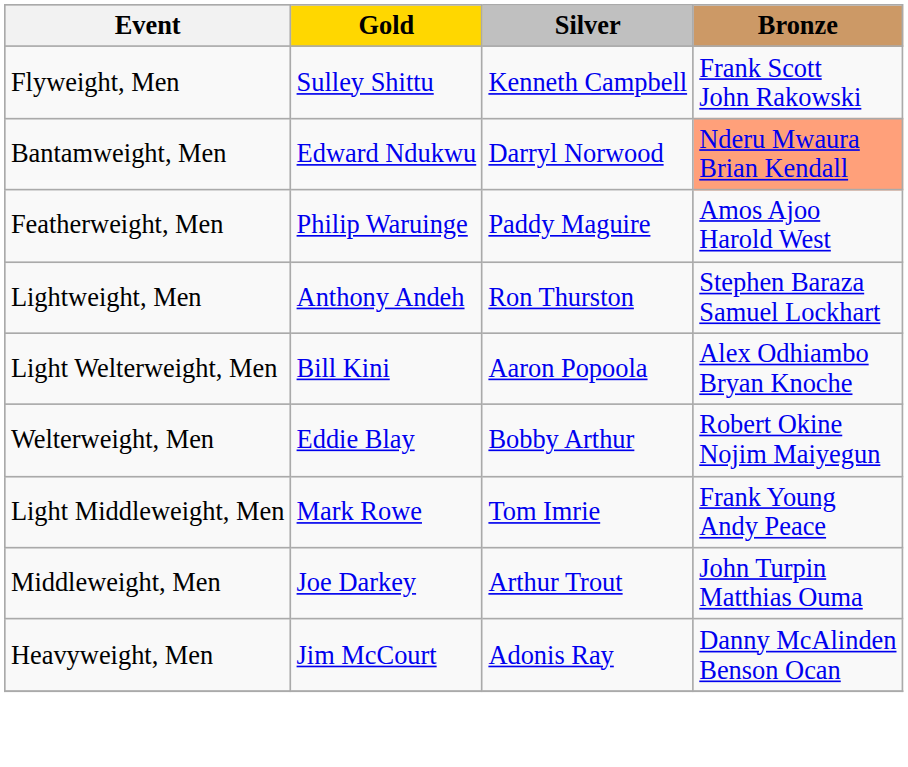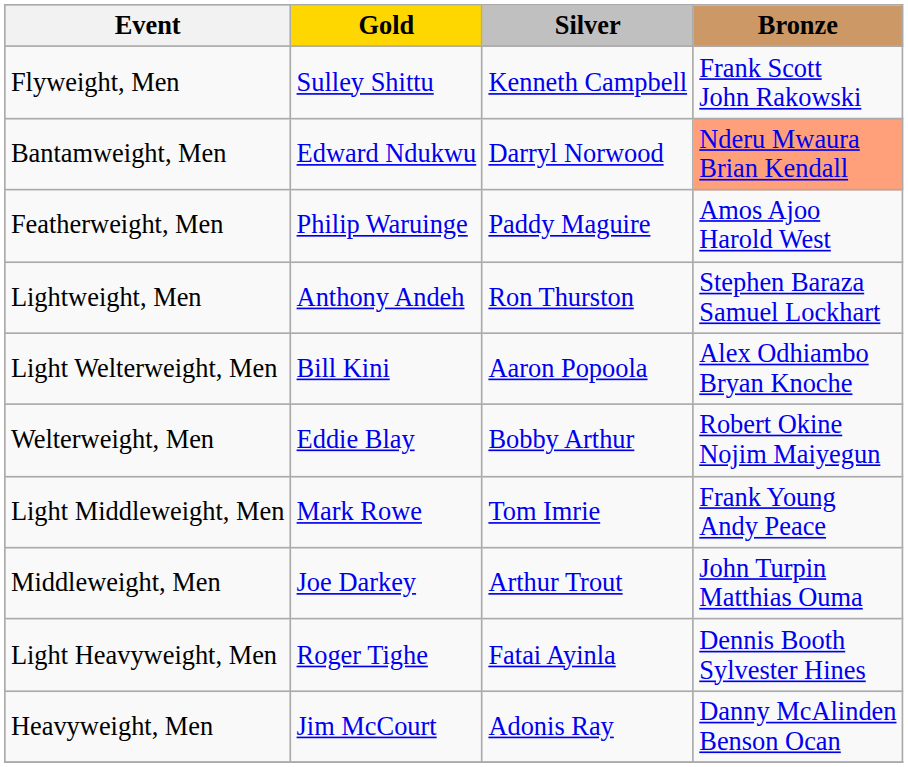+ row: (144, 654)
